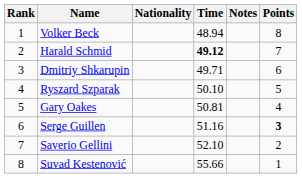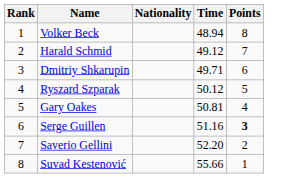- column: (243, 13)
(210, 51) bold -> (210, 51) normal
(210, 88) 50.10 -> (210, 88) 50.12
(210, 145) 52.10 -> (210, 145) 52.20
